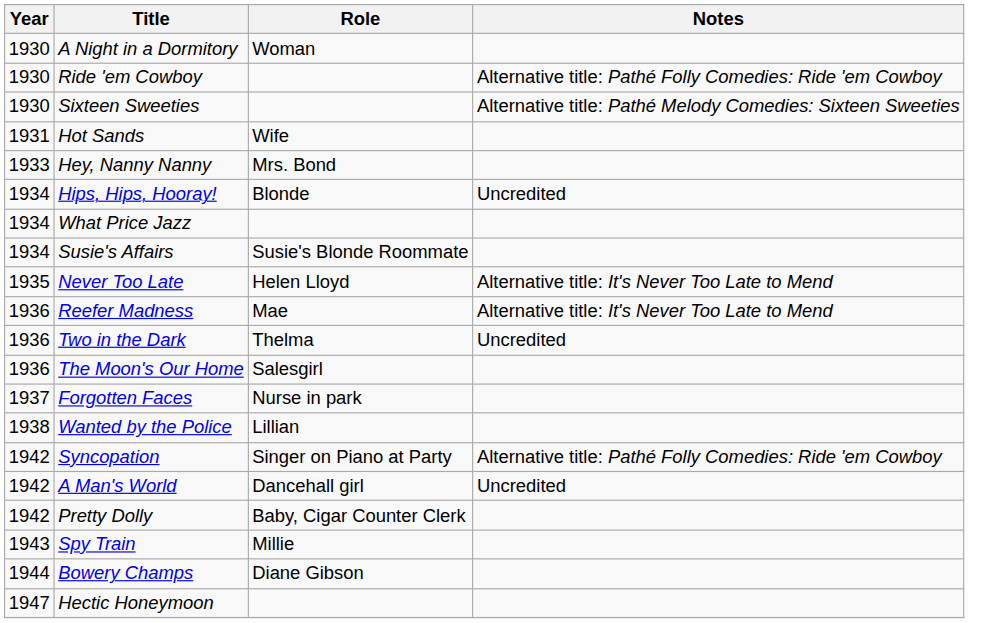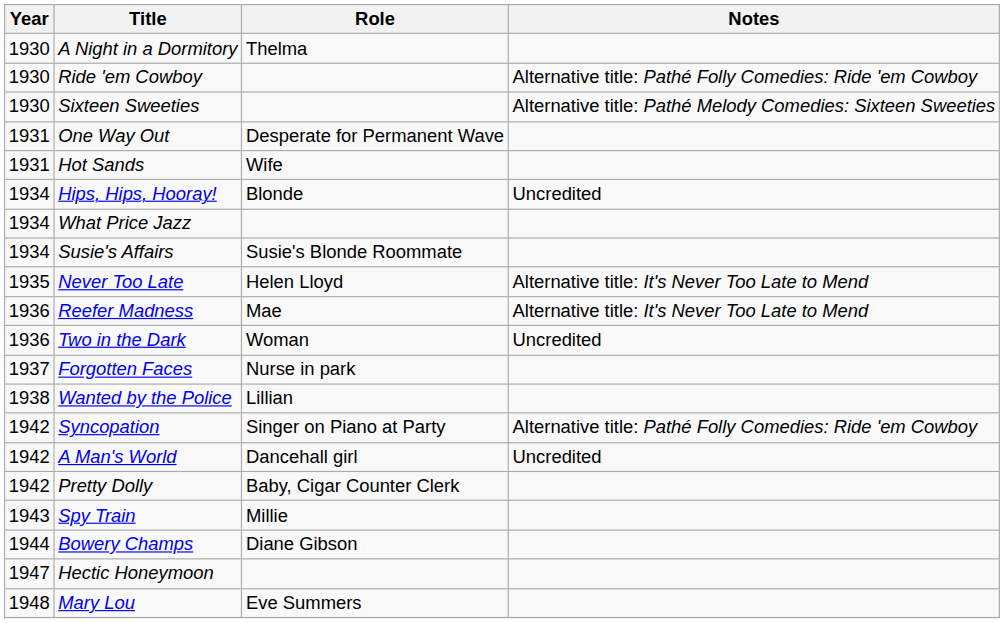(284, 48) Woman -> (277, 48) Thelma
+ row: (114, 135)
- row: (135, 164)
(283, 340) Thelma -> (278, 340) Woman
- row: (151, 369)
+ row: (97, 602)
